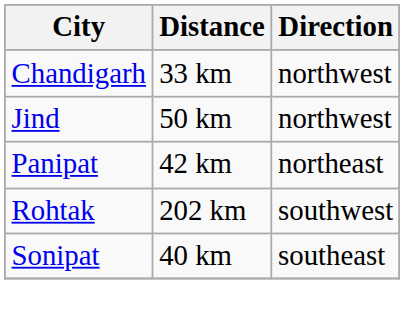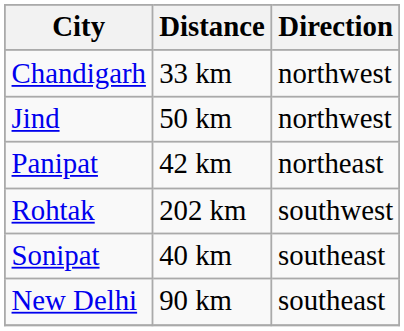+ row: (74, 301)
